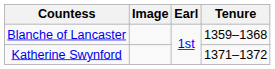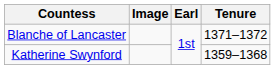(236, 34) 1359–1368 -> (236, 34) 1371–1372
(236, 54) 1371–1372 -> (236, 54) 1359–1368
